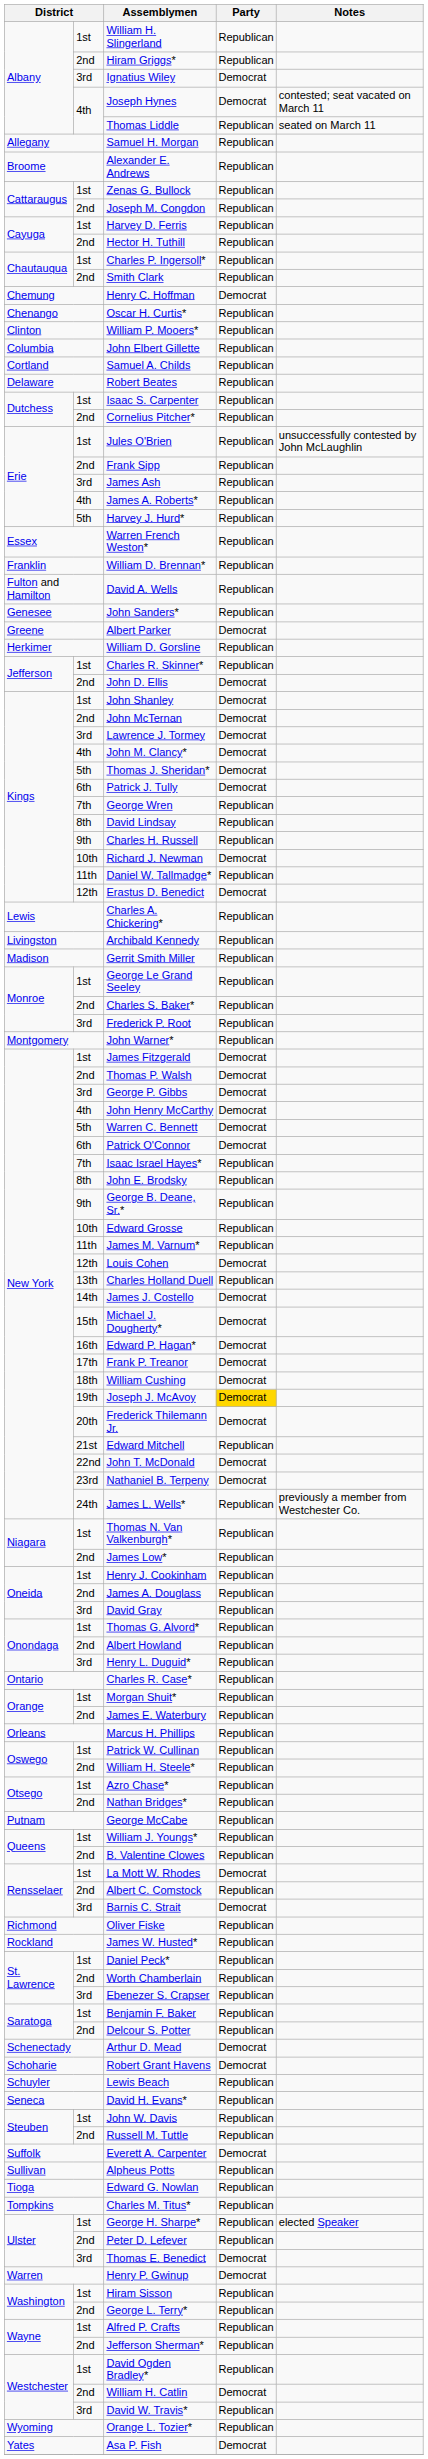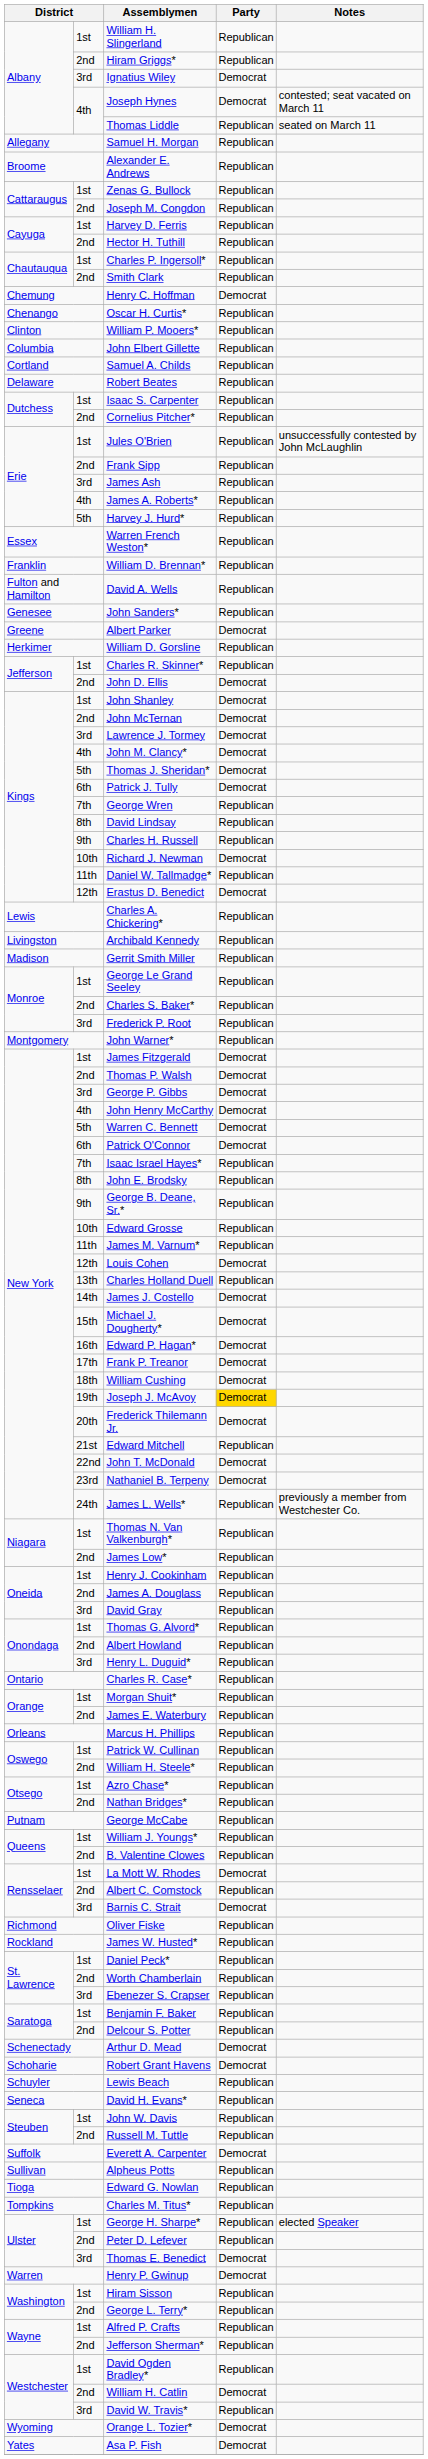(246, 2428) Republican -> (242, 2428) Democrat
